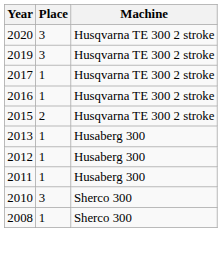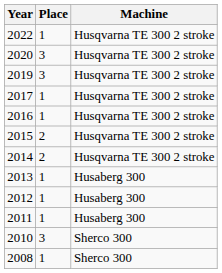+ row: (20, 34)
+ row: (20, 156)
